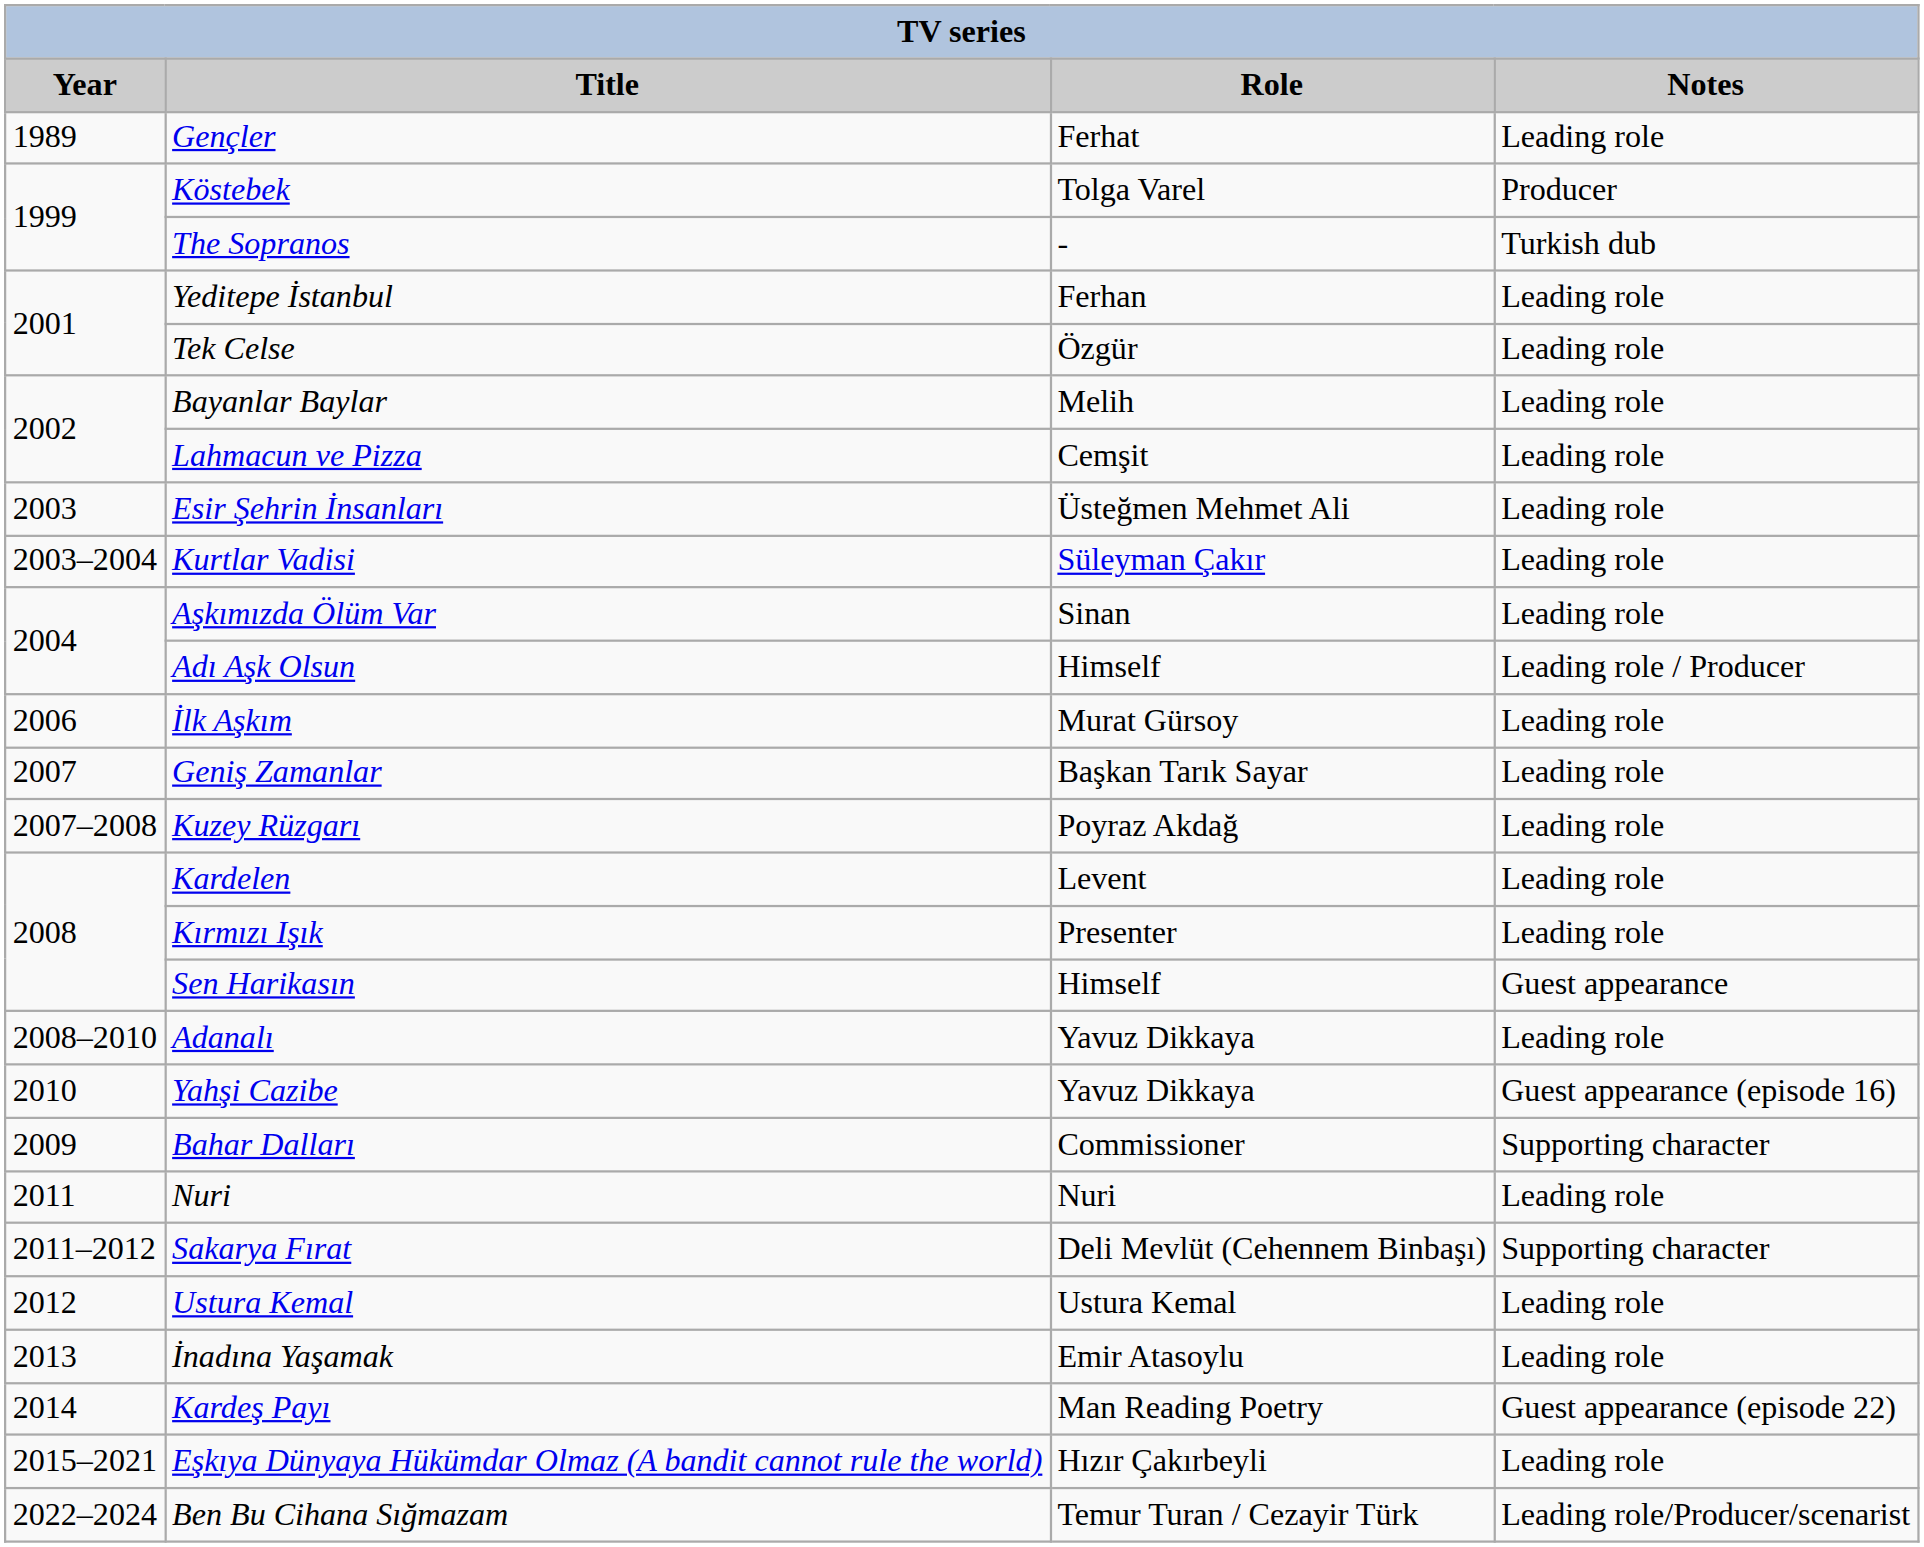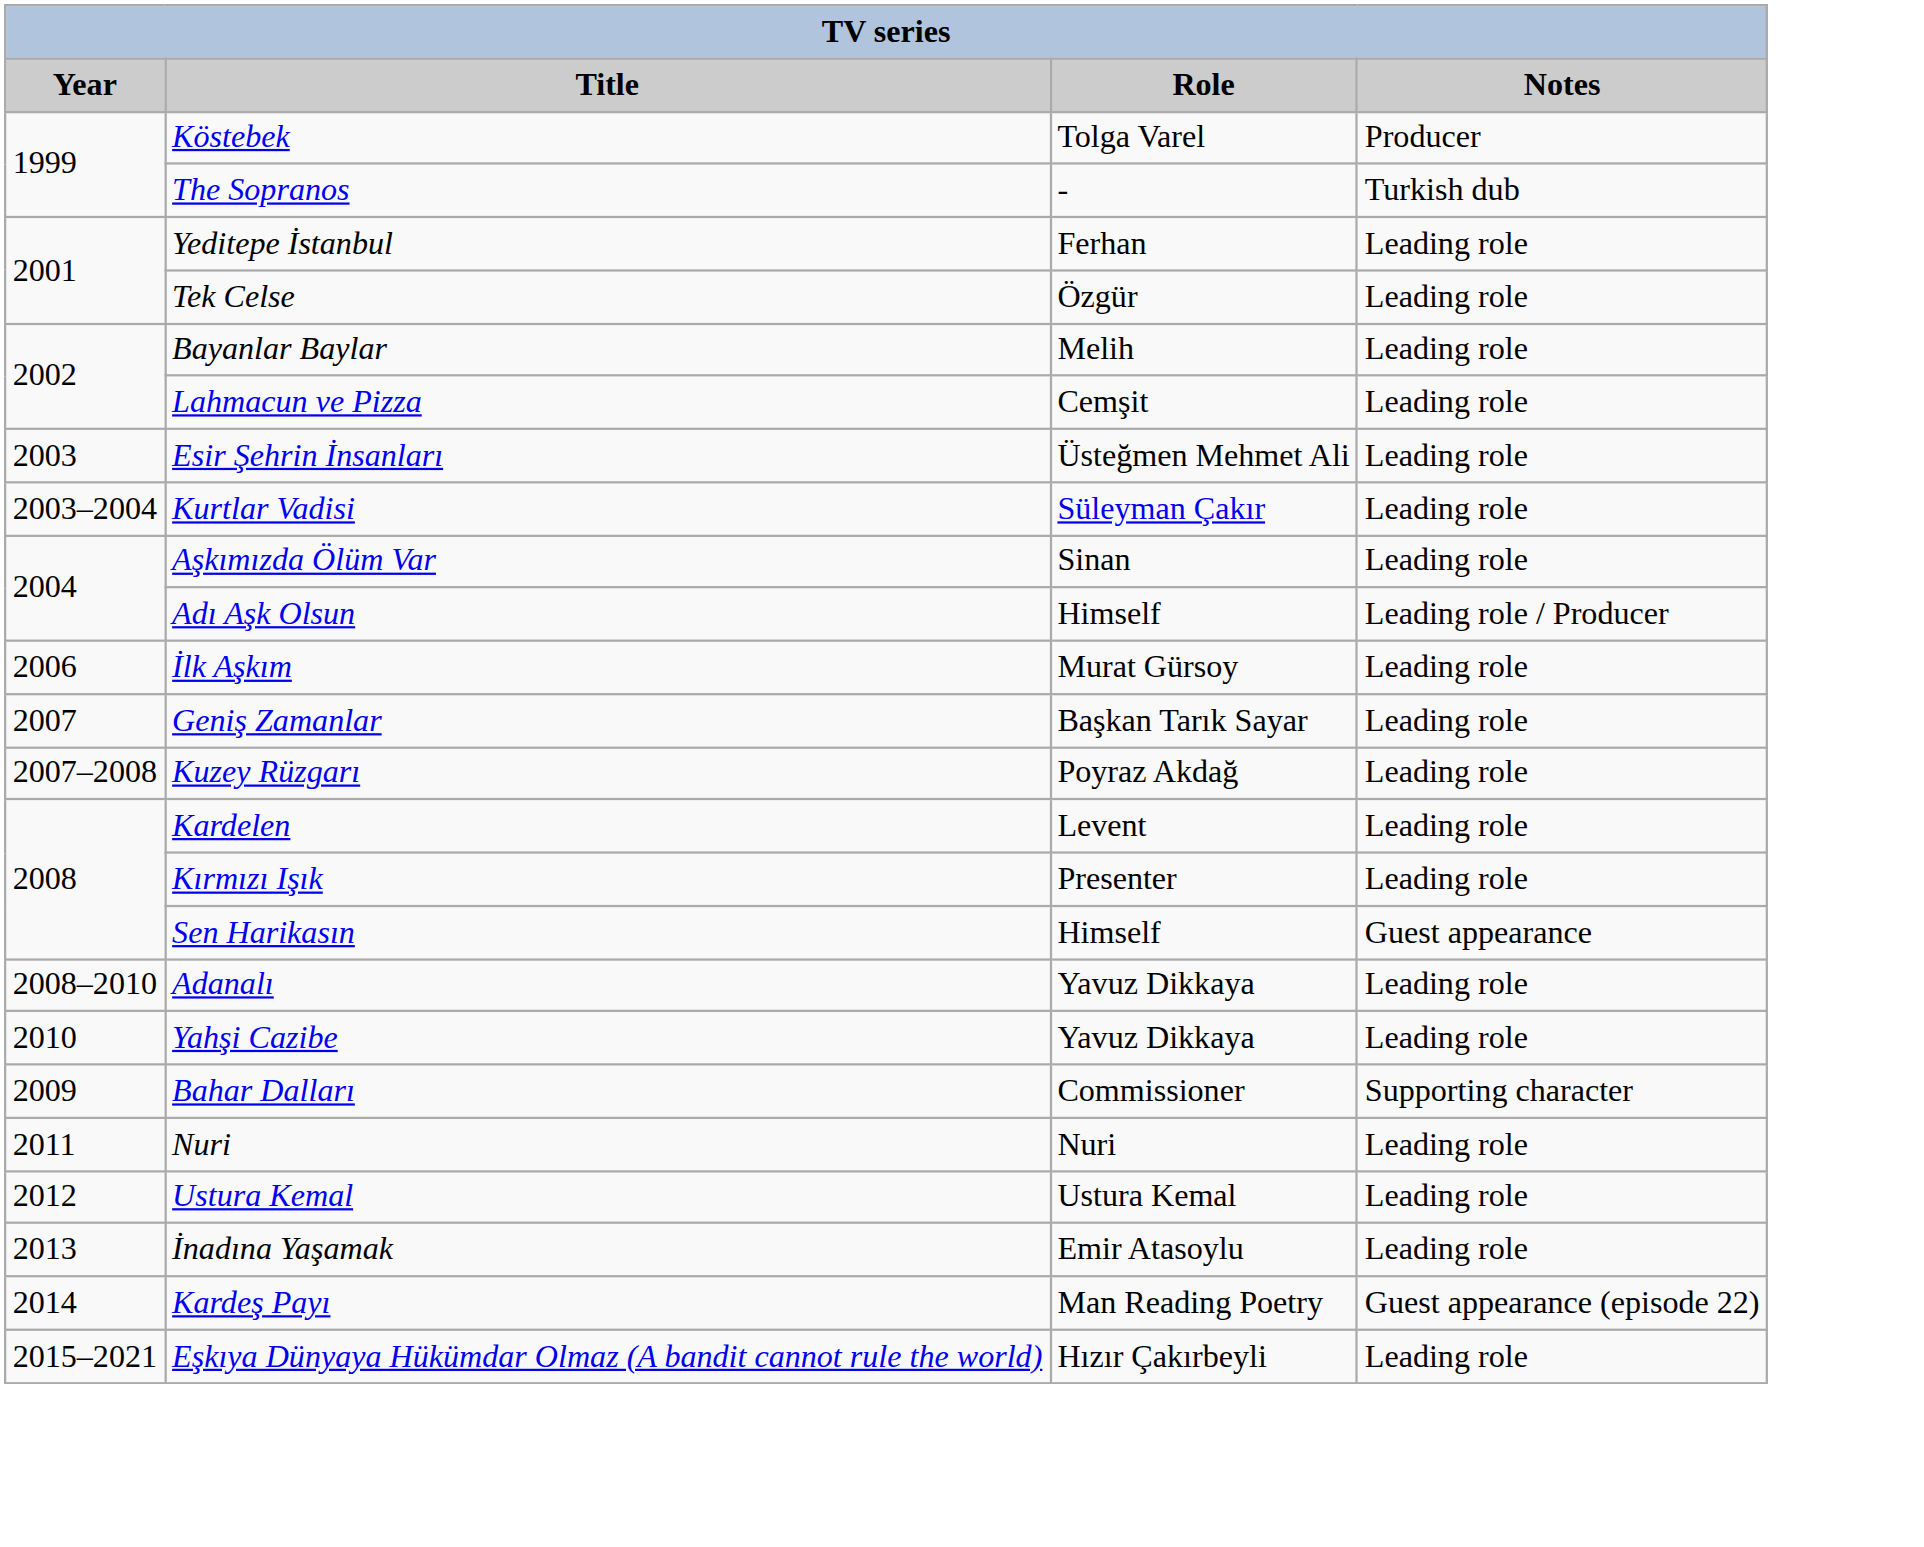- row: (224, 137)
(1699, 1090) Guest appearance (episode 16) -> (1446, 1037) Leading role
- row: (262, 1249)
- row: (340, 1514)
